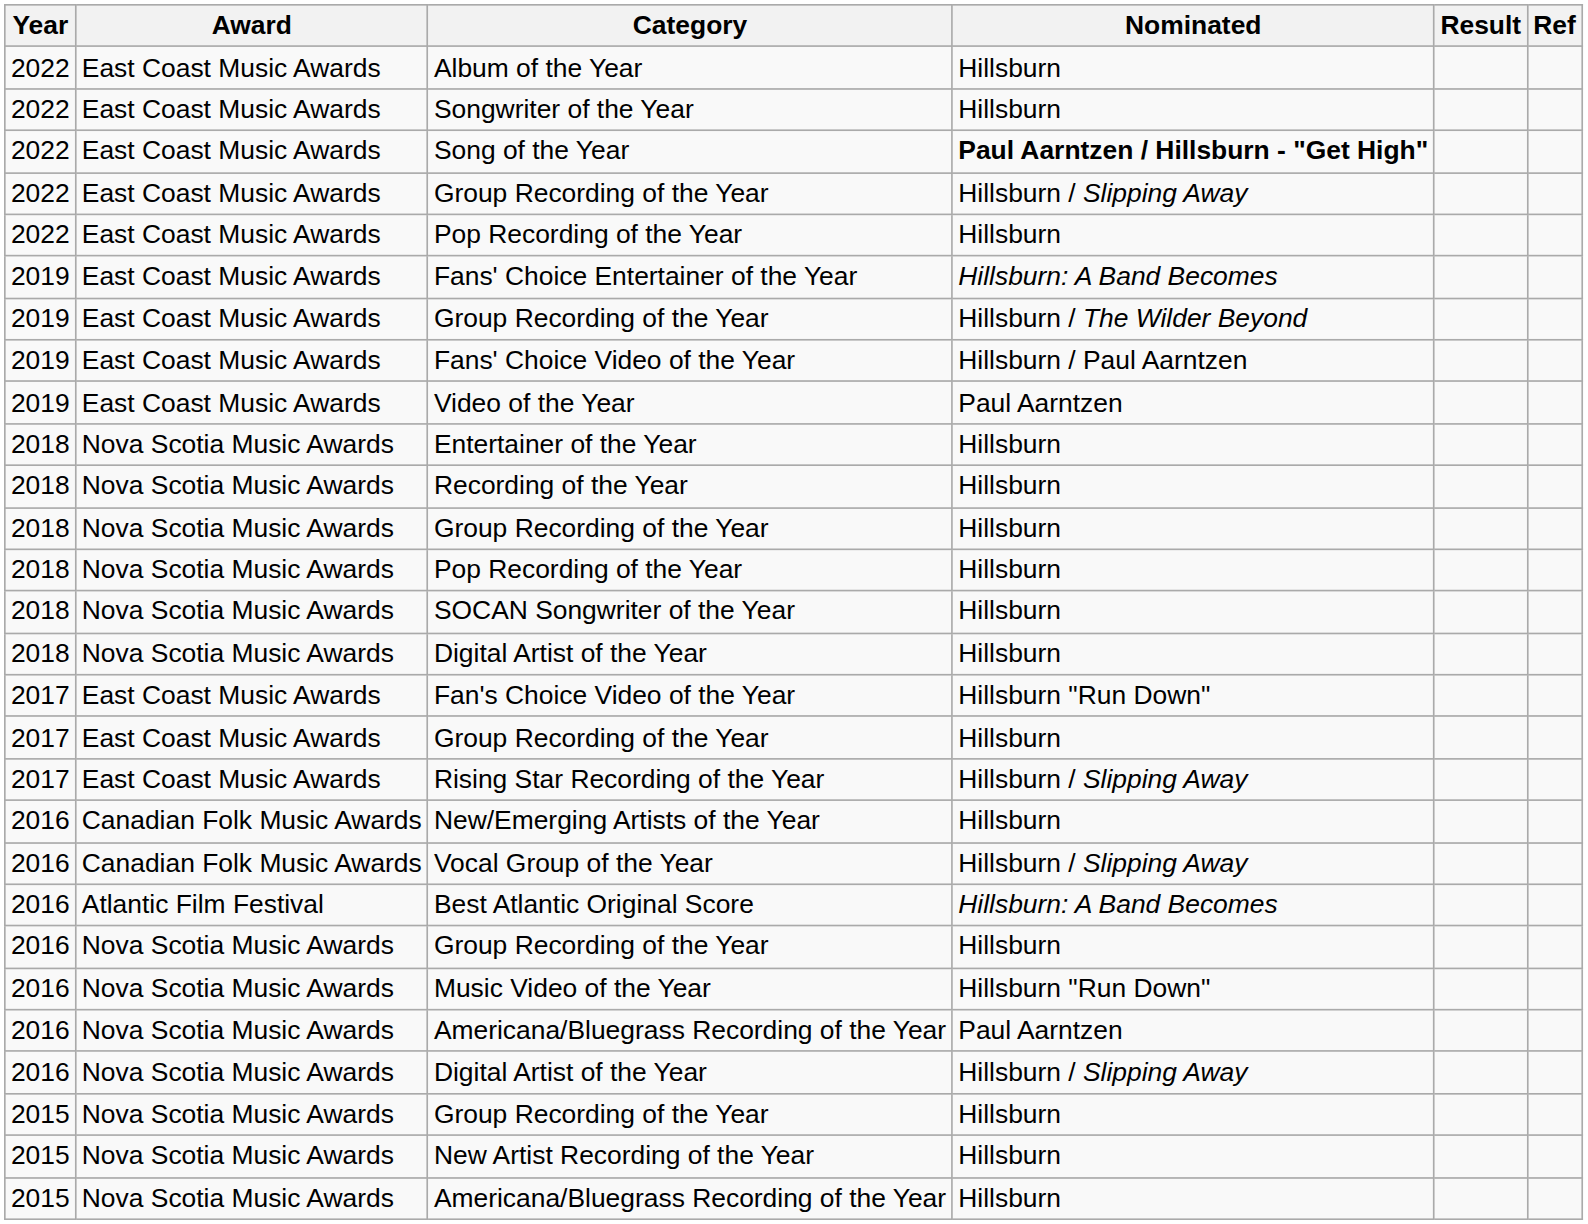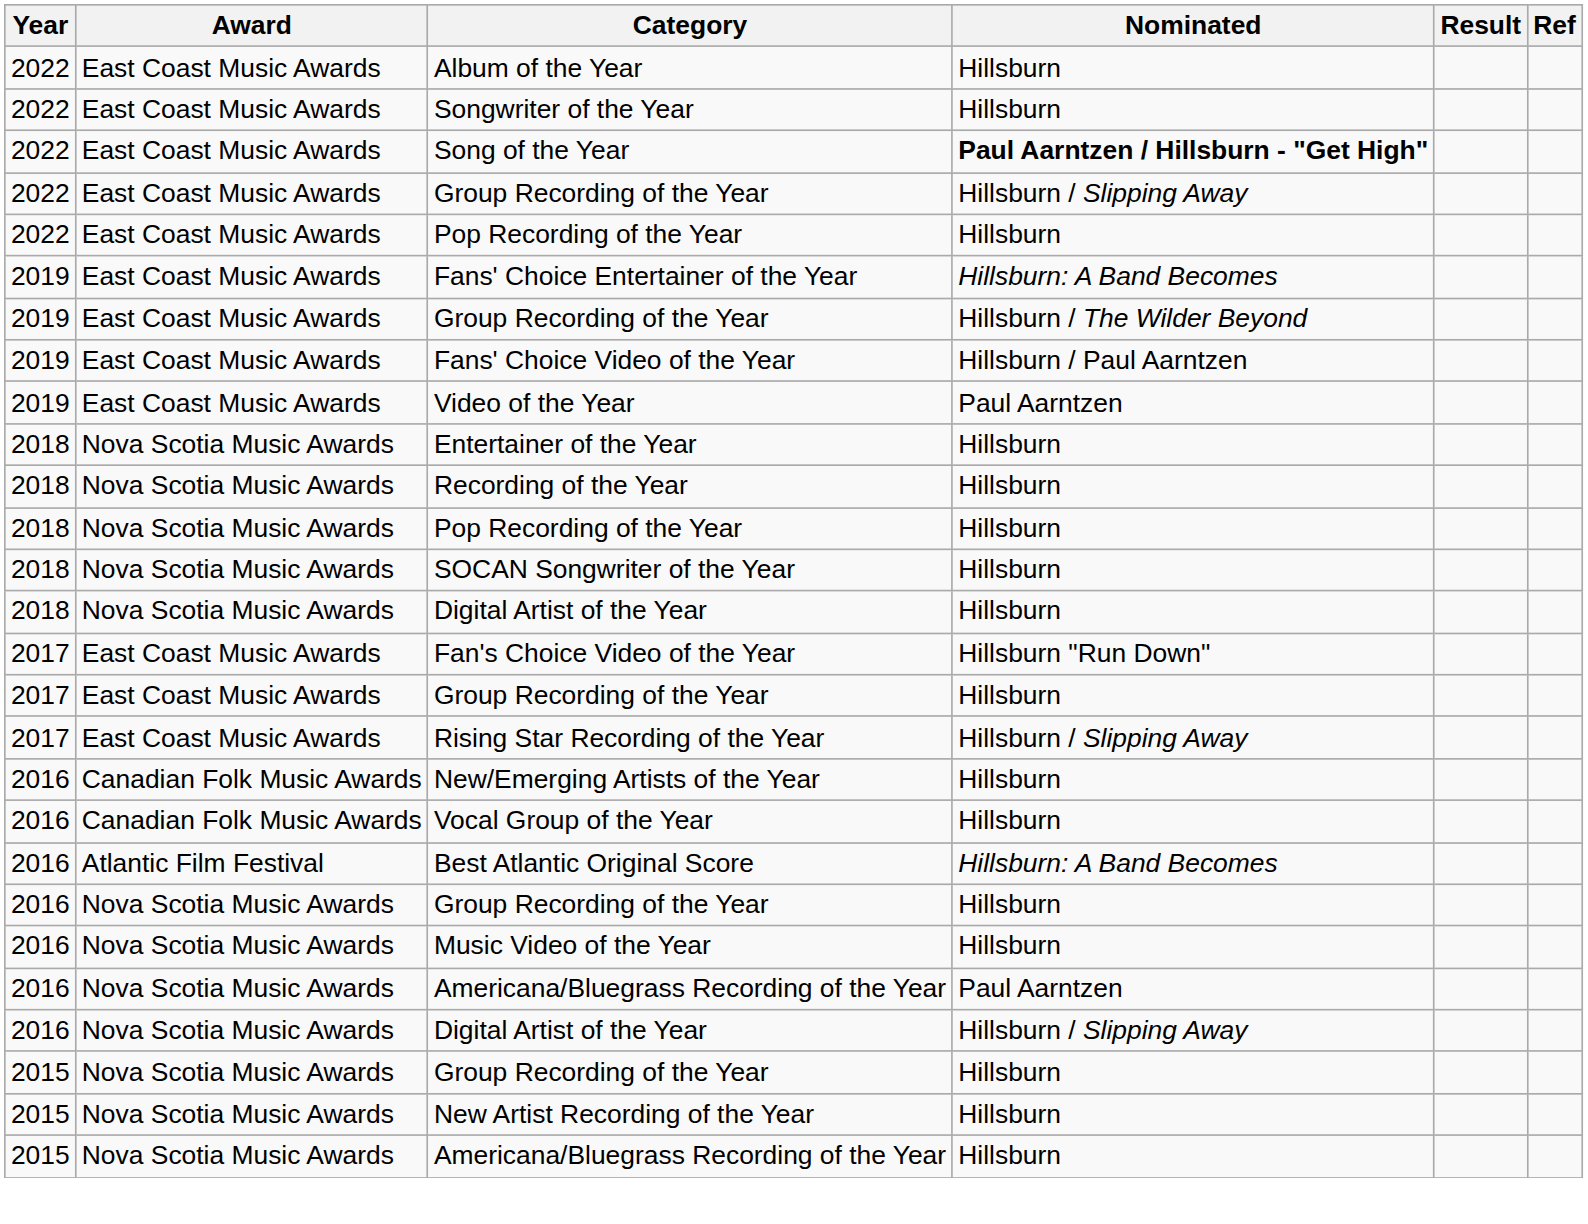- row: (40, 527)
(1103, 862) Hillsburn / Slipping Away -> (1010, 820) Hillsburn
(1084, 988) Hillsburn "Run Down" -> (1010, 946) Hillsburn
